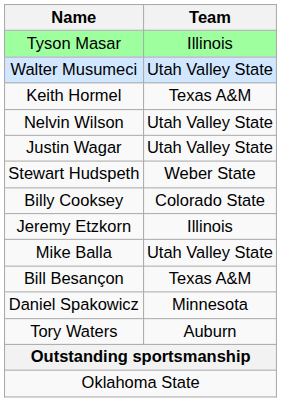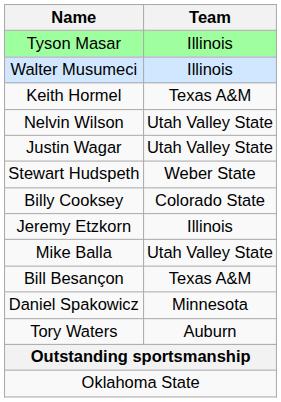(210, 69) Utah Valley State -> (210, 69) Illinois
